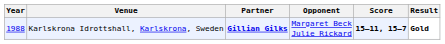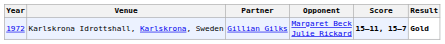(15, 28) 1988 -> (15, 28) 1972
(258, 28) bold -> (258, 28) normal
